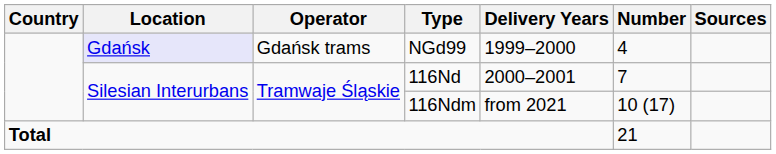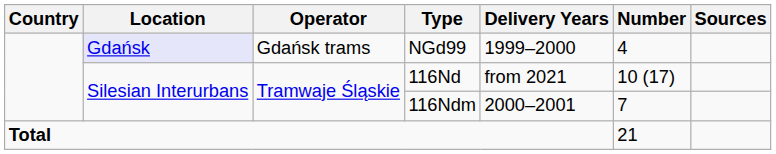(530, 76) 2000–2001 -> (525, 76) from 2021
(622, 76) 7 -> (646, 76) 10 (17)
(525, 105) from 2021 -> (530, 105) 2000–2001
(646, 105) 10 (17) -> (622, 105) 7
